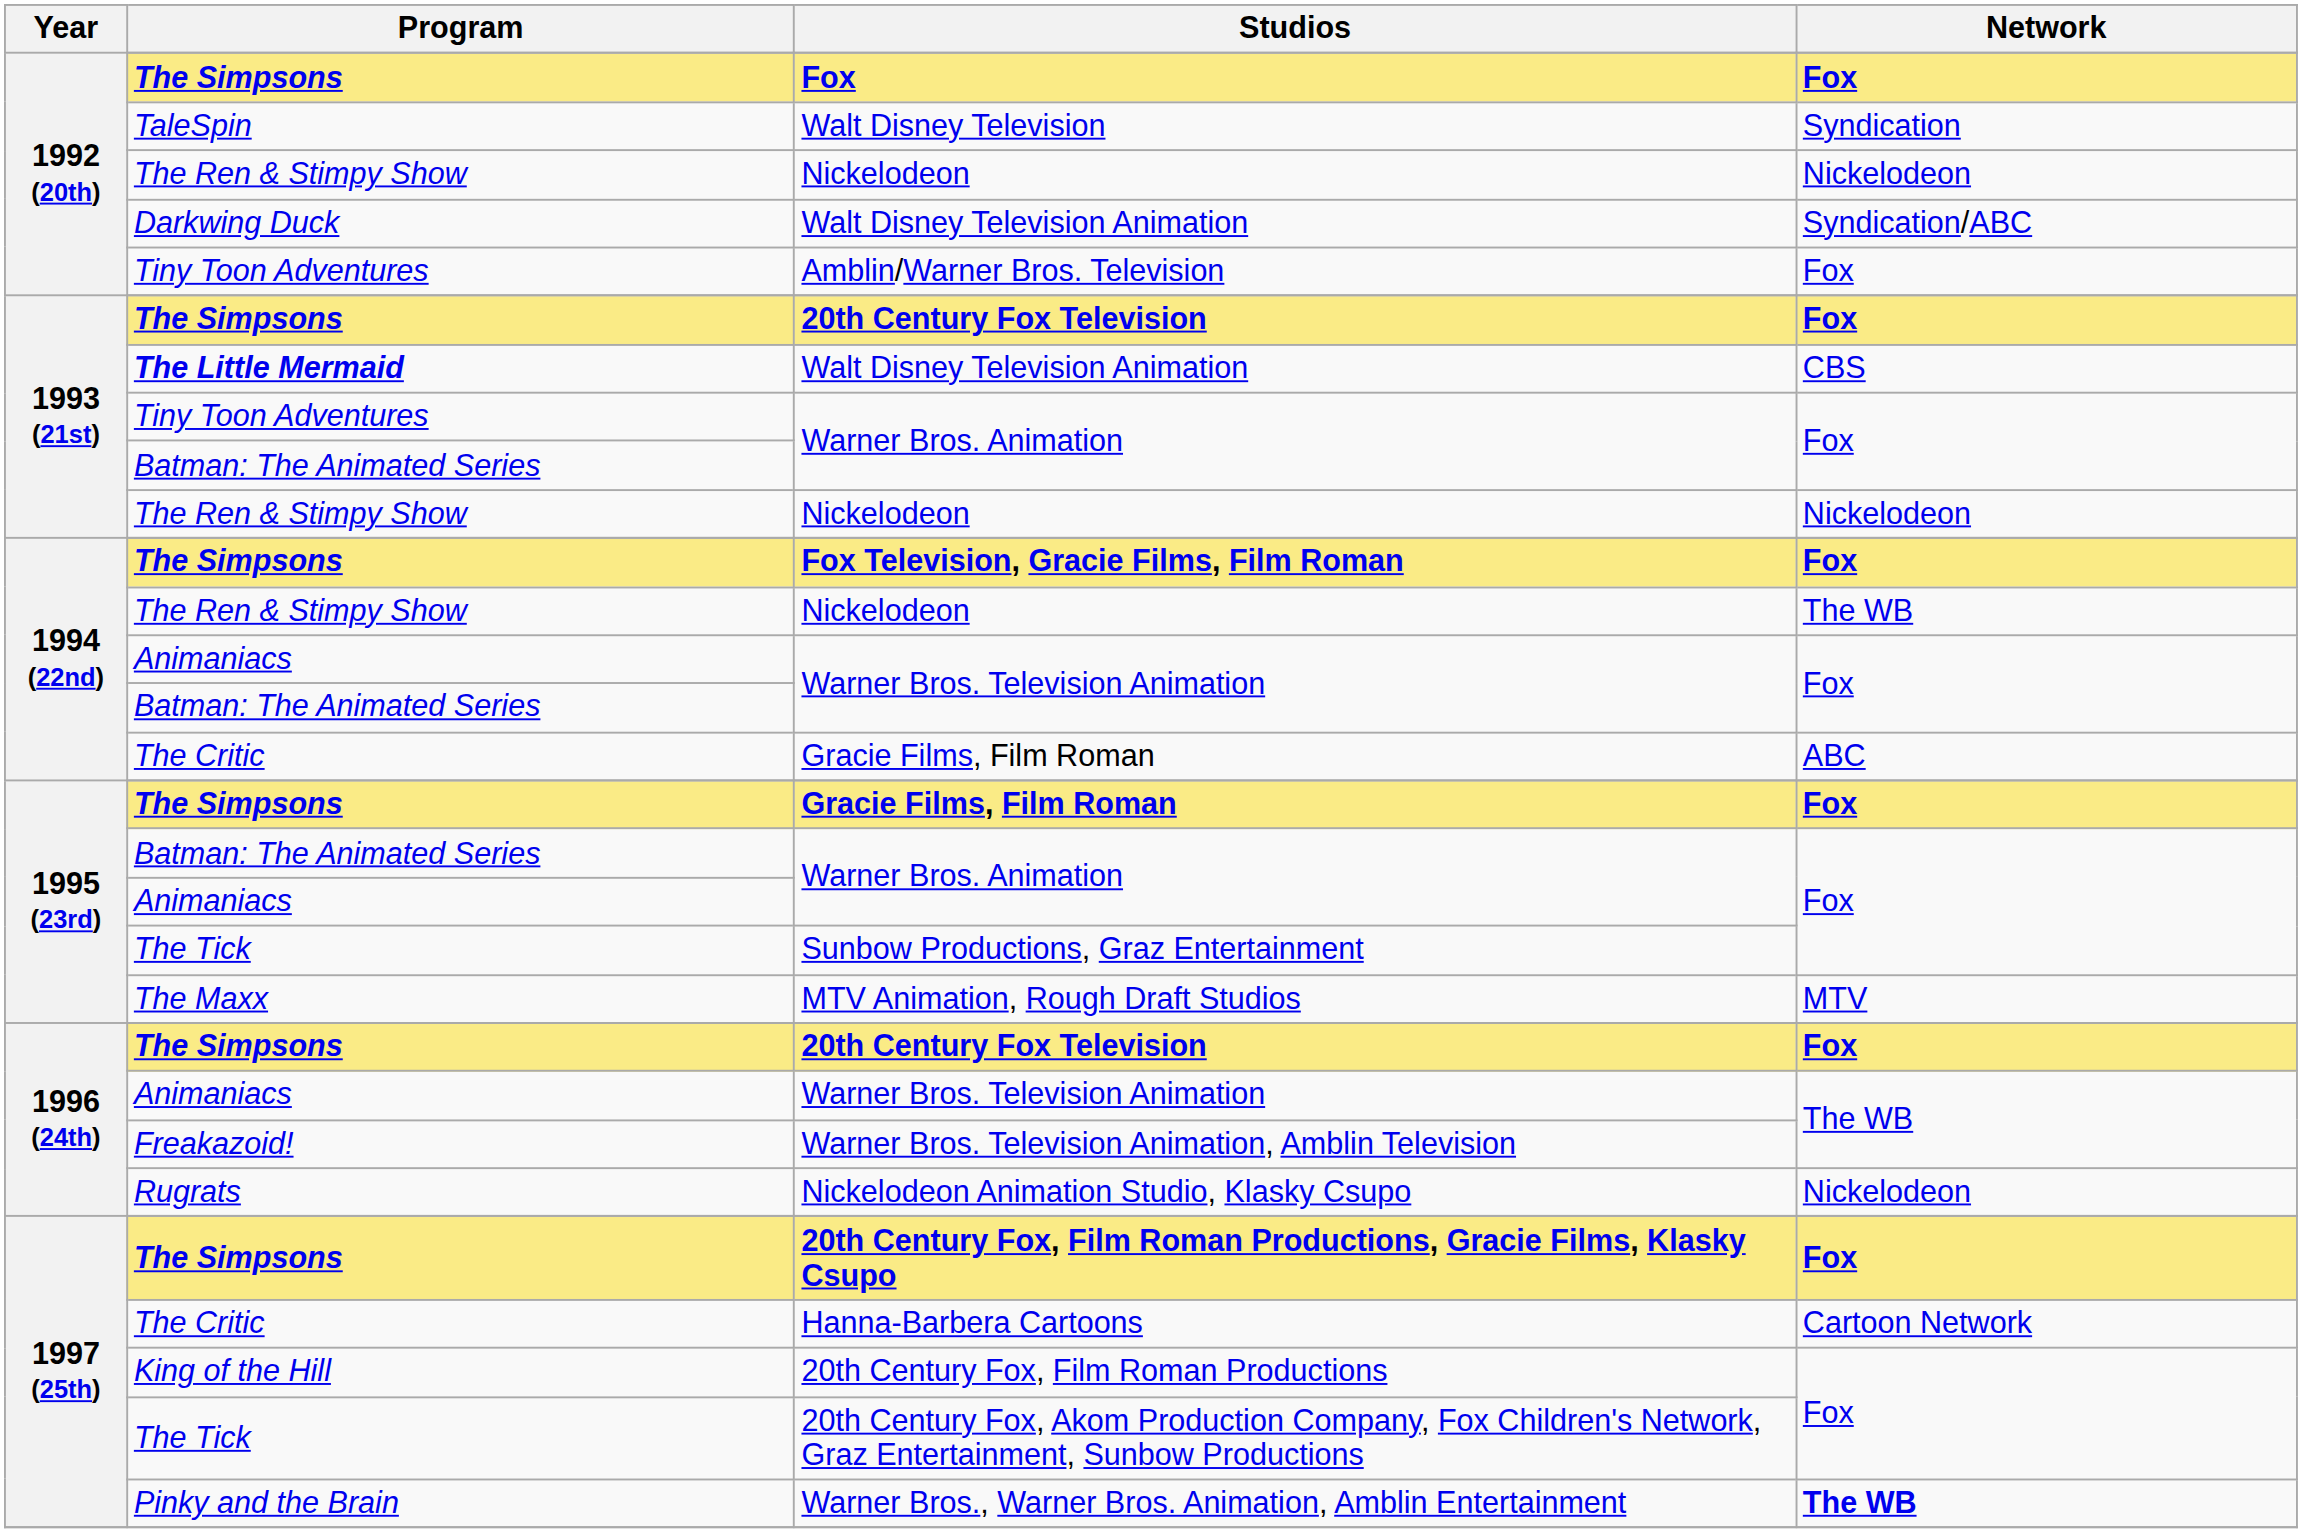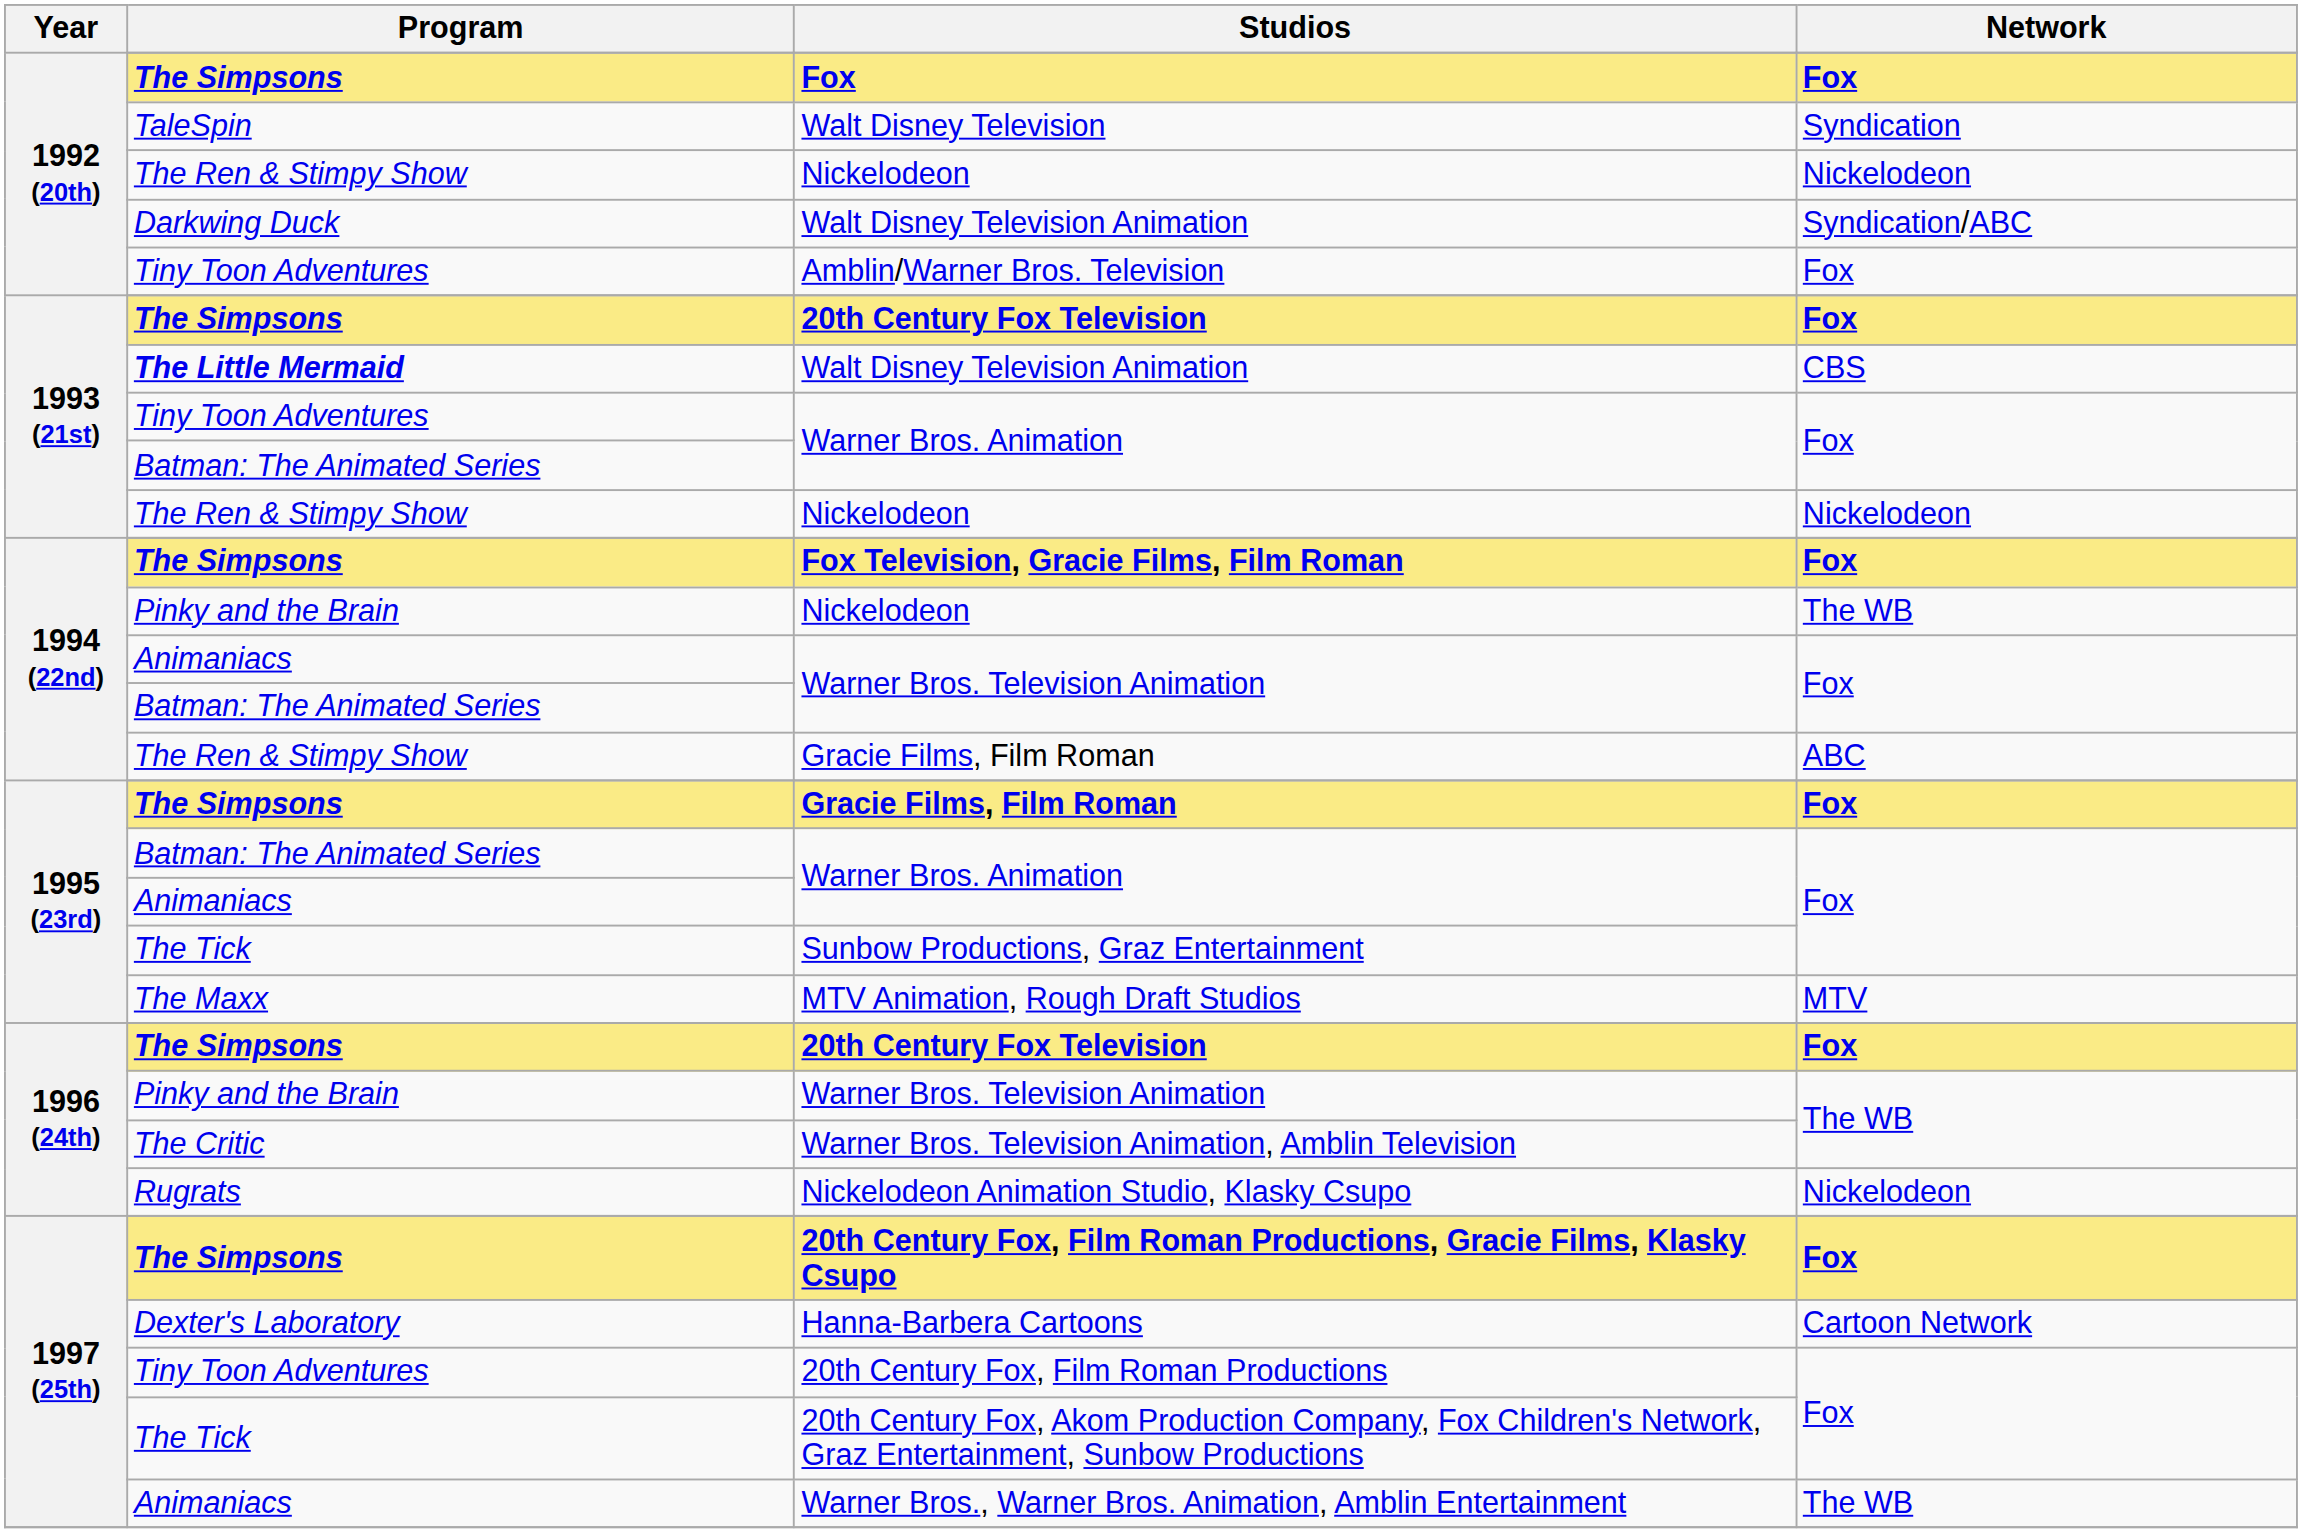(300, 610) The Ren & Stimpy Show -> (266, 610) Pinky and the Brain
(199, 755) The Critic -> (300, 755) The Ren & Stimpy Show
(213, 1094) Animaniacs -> (266, 1094) Pinky and the Brain
(214, 1143) Freakazoid! -> (199, 1143) The Critic
(199, 1323) The Critic -> (267, 1323) Dexter's Laboratory
(232, 1371) King of the Hill -> (281, 1371) Tiny Toon Adventures
(266, 1503) Pinky and the Brain -> (213, 1503) Animaniacs
(1860, 1503) bold -> (1858, 1503) normal
